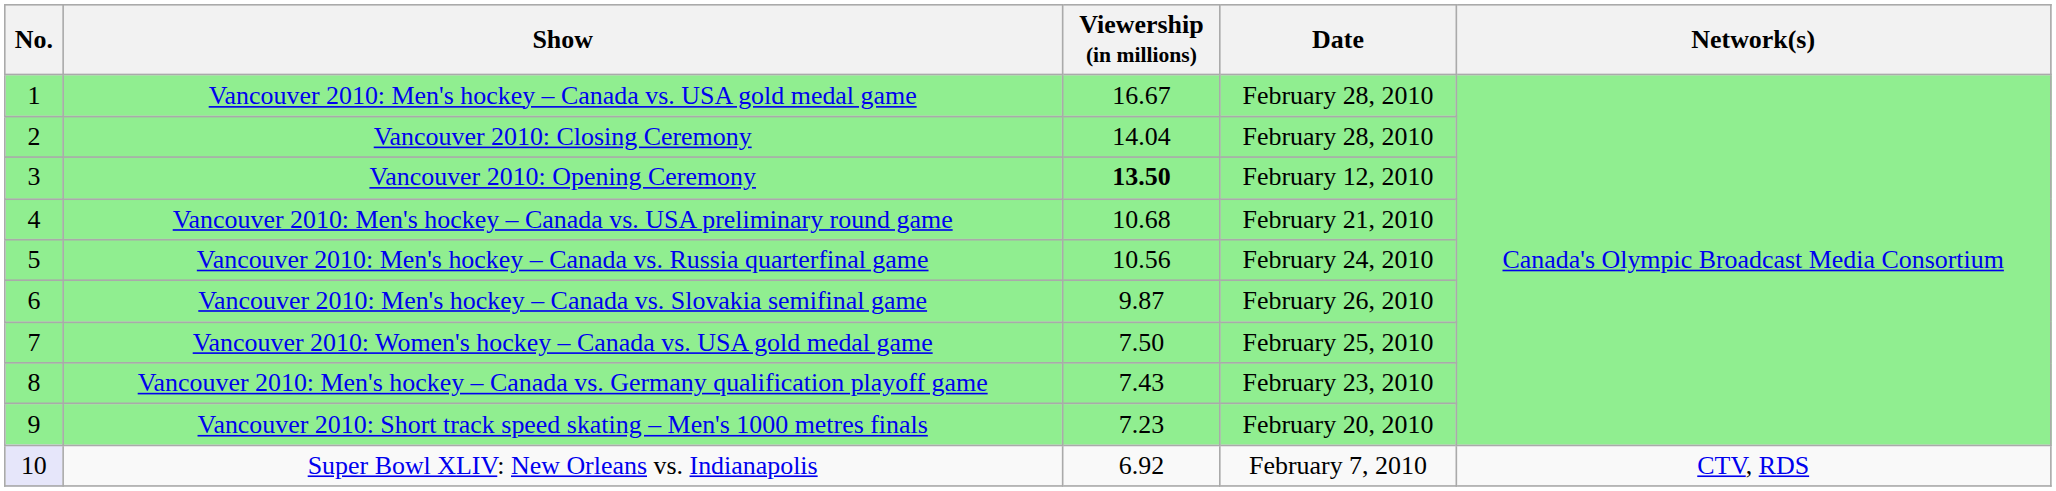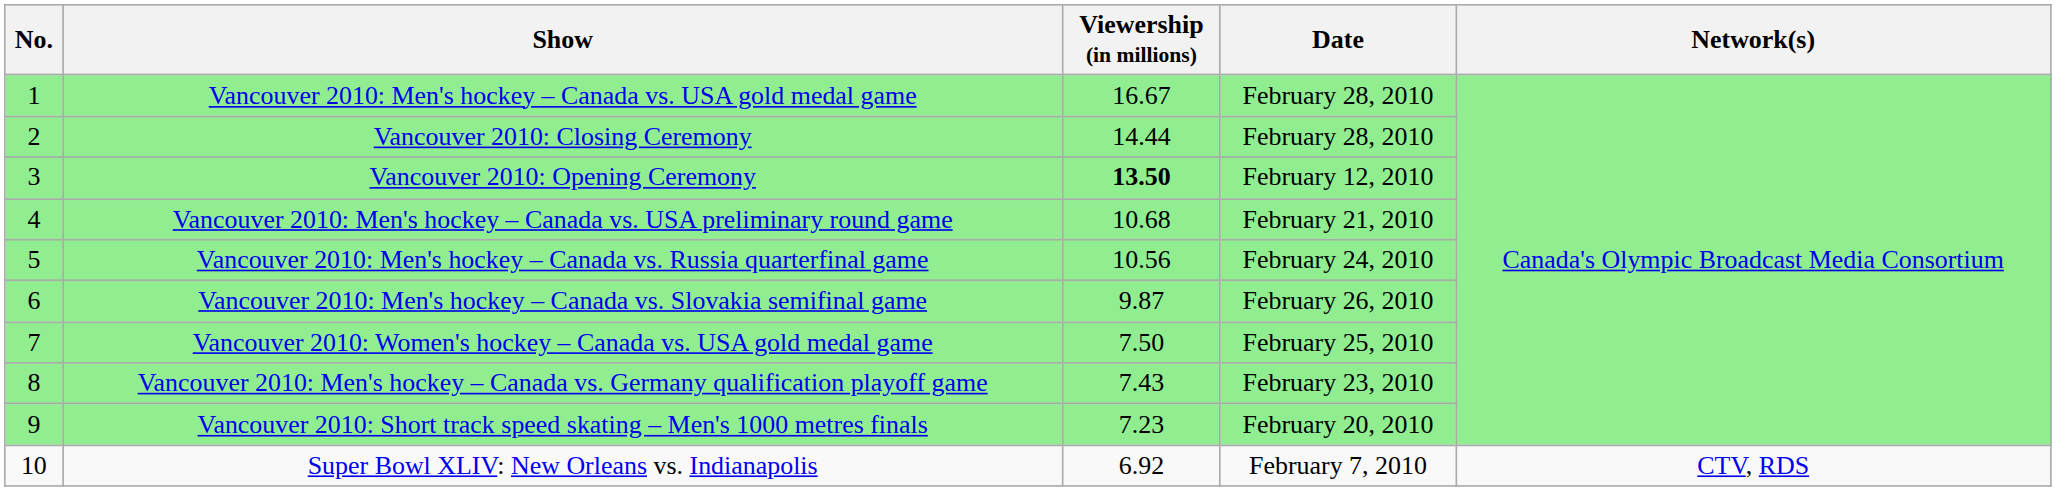(1141, 136) 14.04 -> (1141, 136) 14.44
(34, 465) lavender background -> (34, 465) no background
